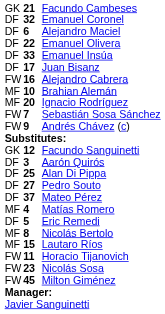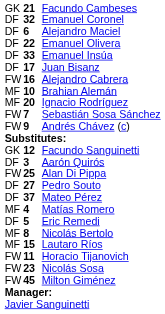(12, 174) DF -> (13, 174) FW
